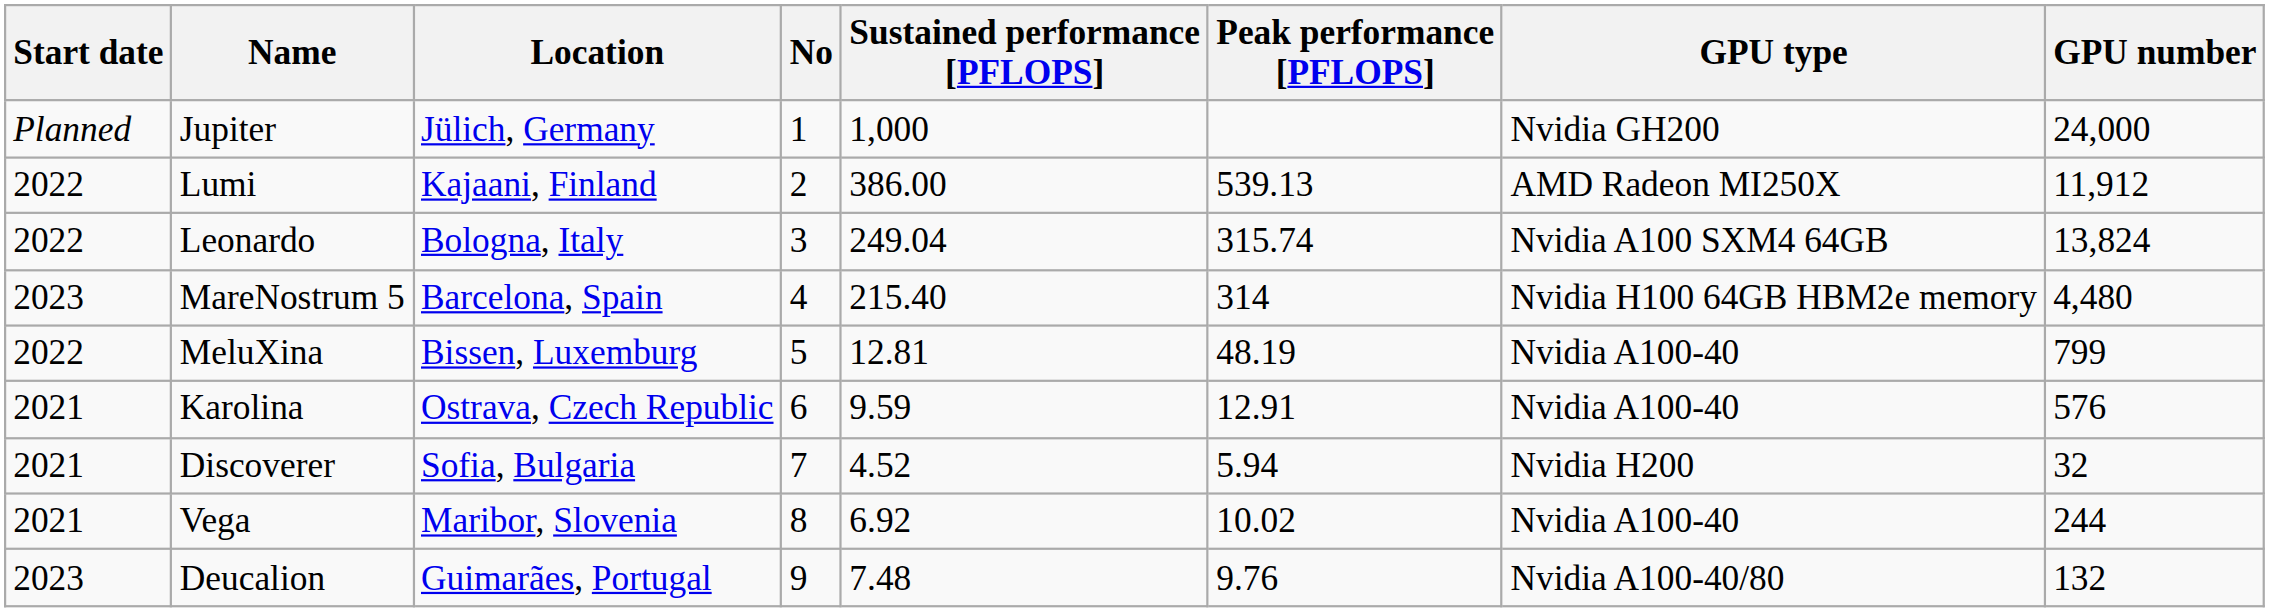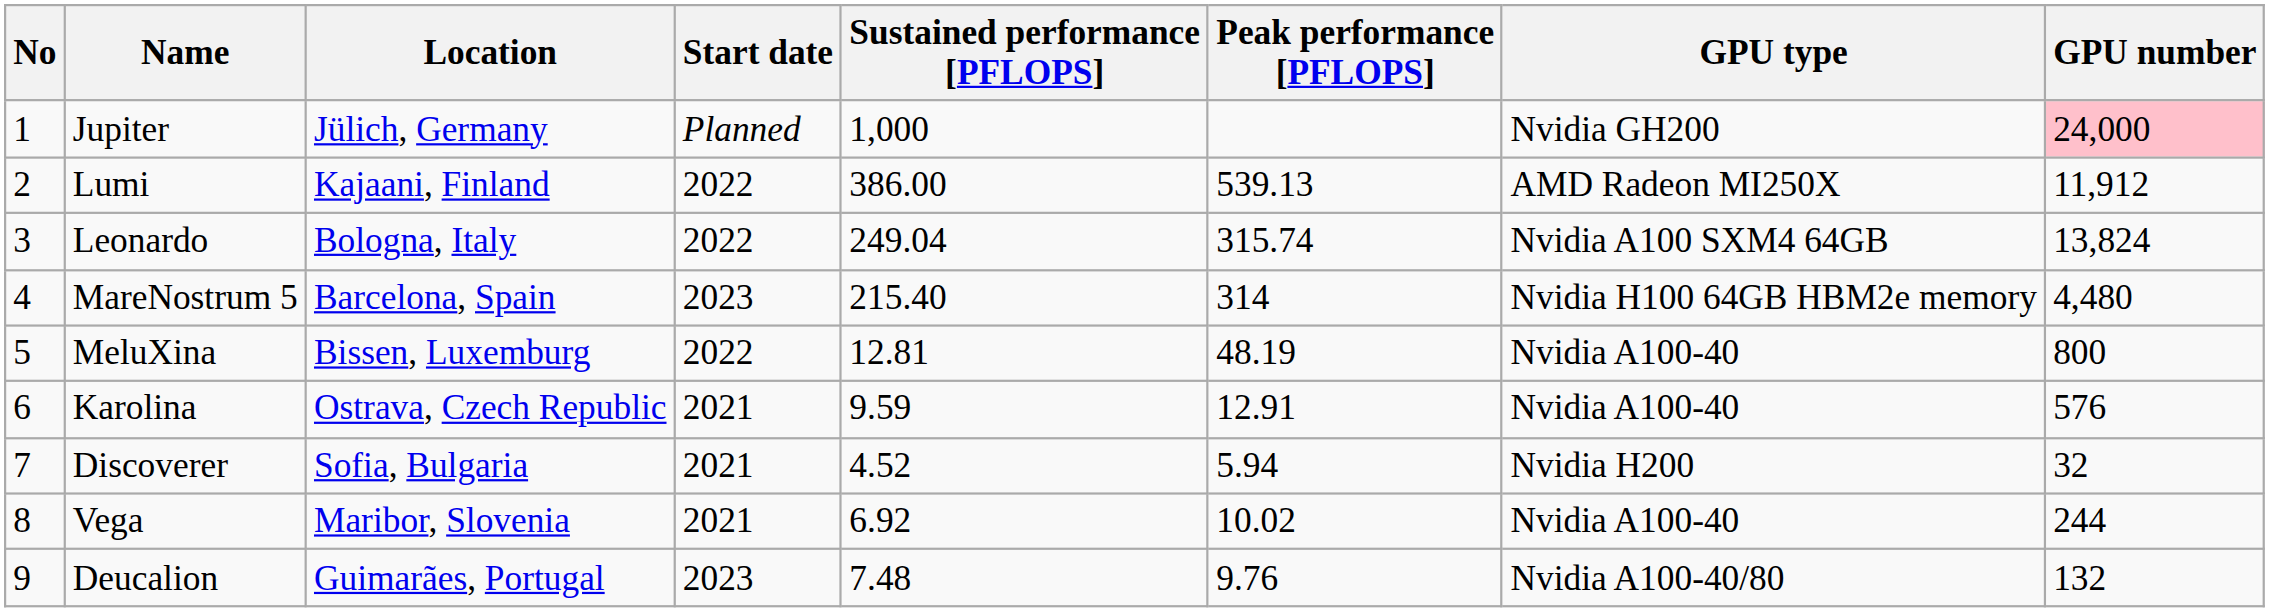columns swapped: (811, 52) <-> (88, 52)
(2102, 128) no background -> (2102, 128) pink background
(2080, 352) 799 -> (2080, 352) 800
